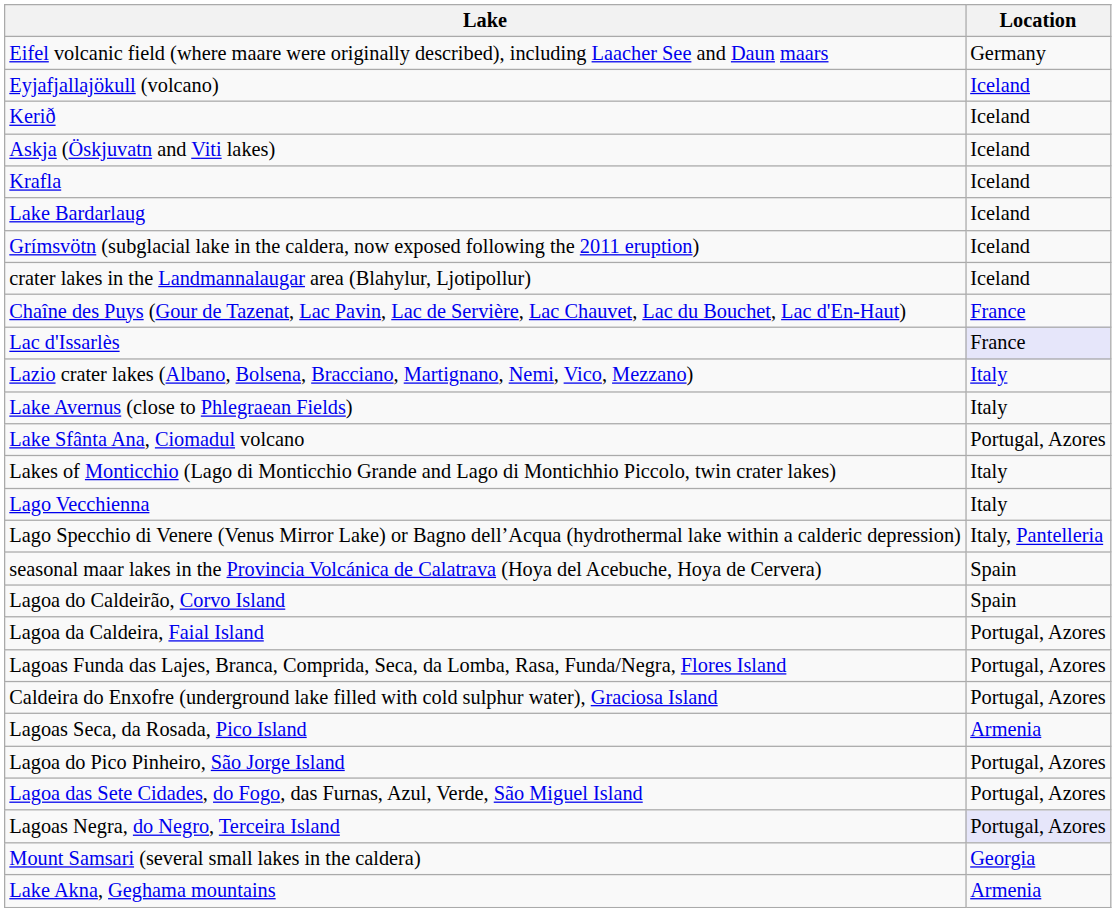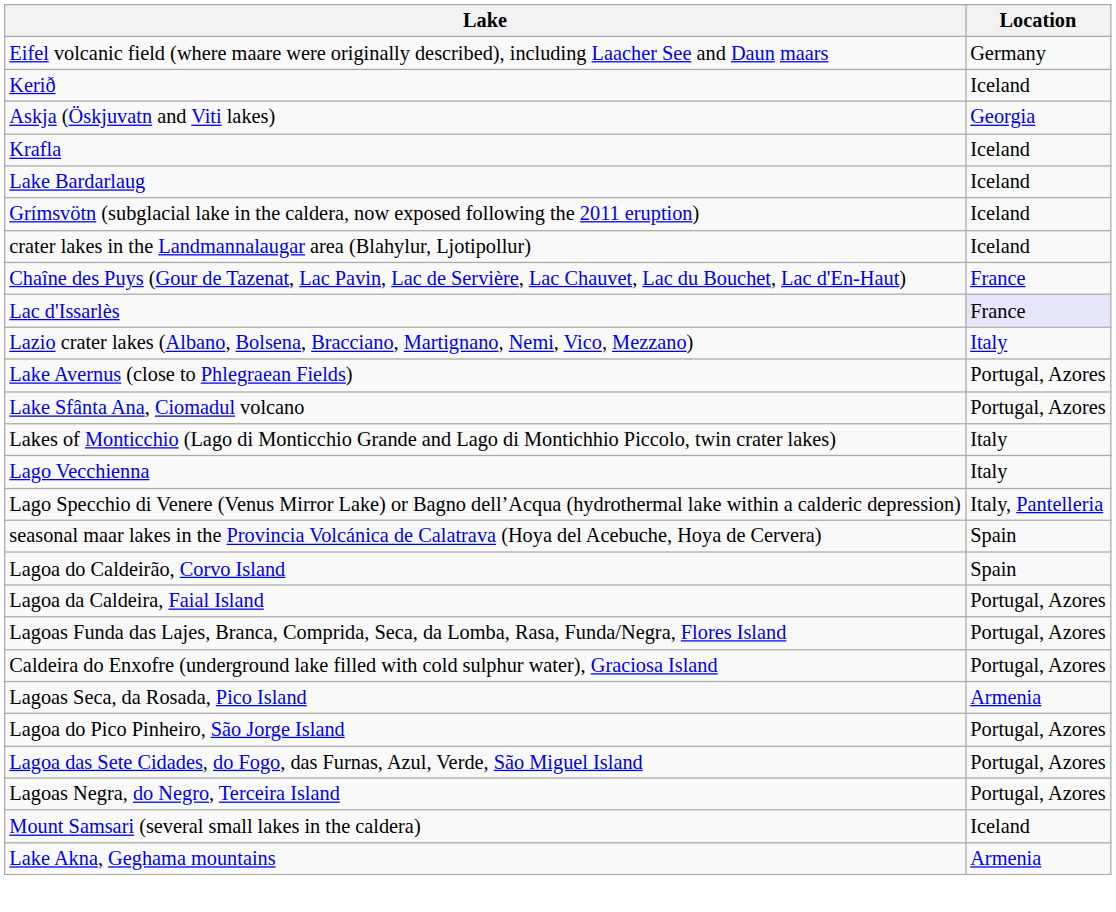- row: (114, 85)
(1000, 149) Iceland -> (1003, 117) Georgia
(989, 407) Italy -> (1038, 375) Portugal, Azores
(1038, 826) lavender background -> (1038, 794) no background
(1003, 858) Georgia -> (1000, 826) Iceland
